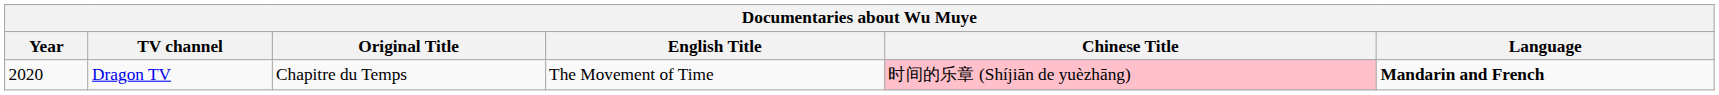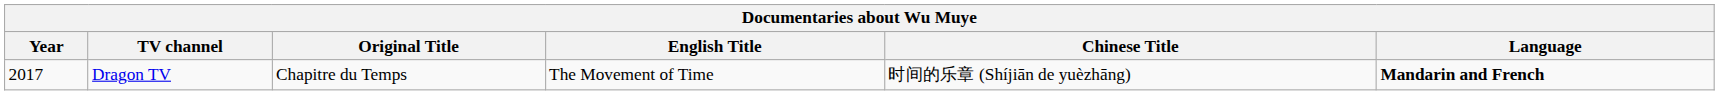(26, 74) 2020 -> (26, 74) 2017
(1010, 74) pink background -> (1010, 74) no background
